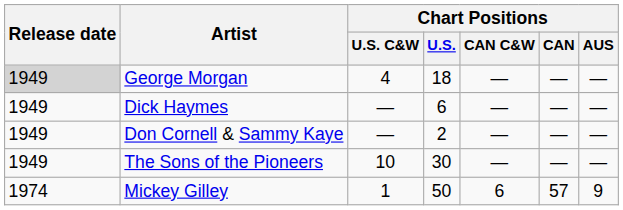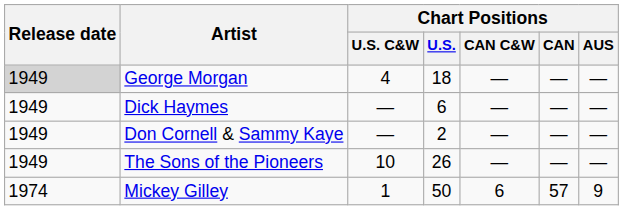(442, 162) 30 -> (442, 162) 26
